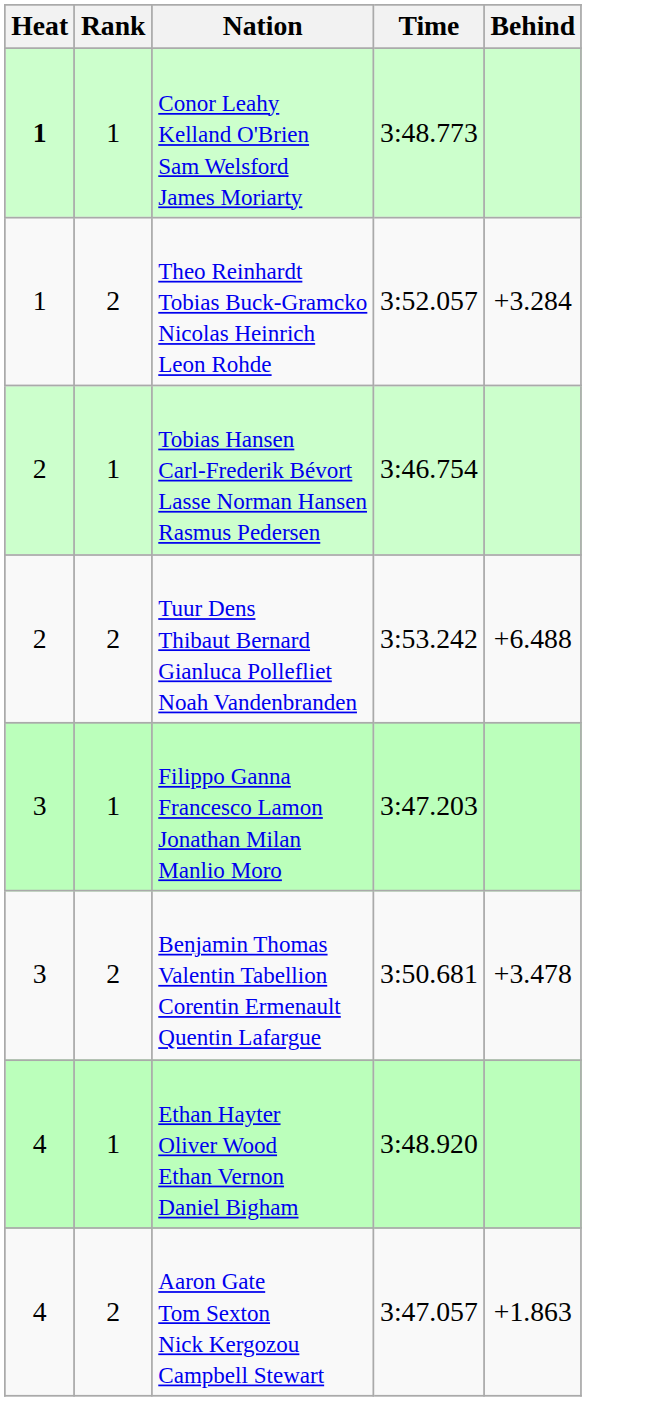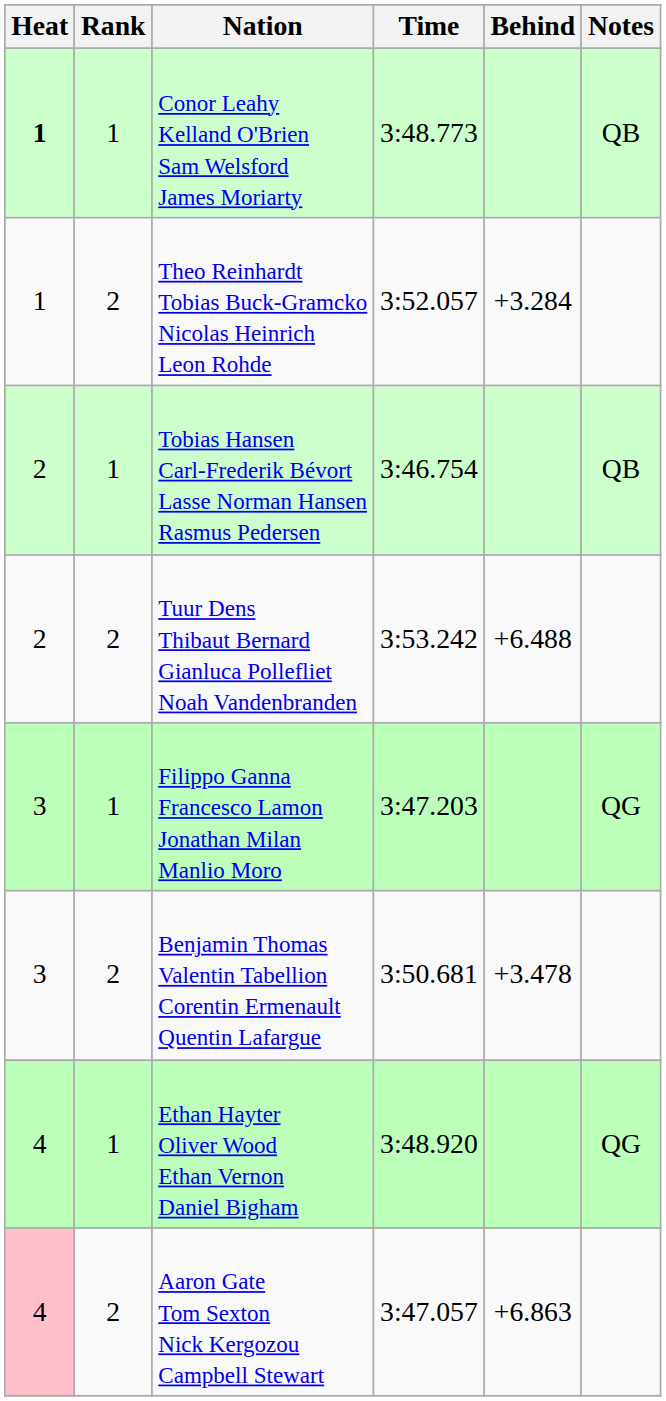+ column: (621, 26)
(40, 1311) no background -> (40, 1311) pink background
(533, 1311) +1.863 -> (533, 1311) +6.863
